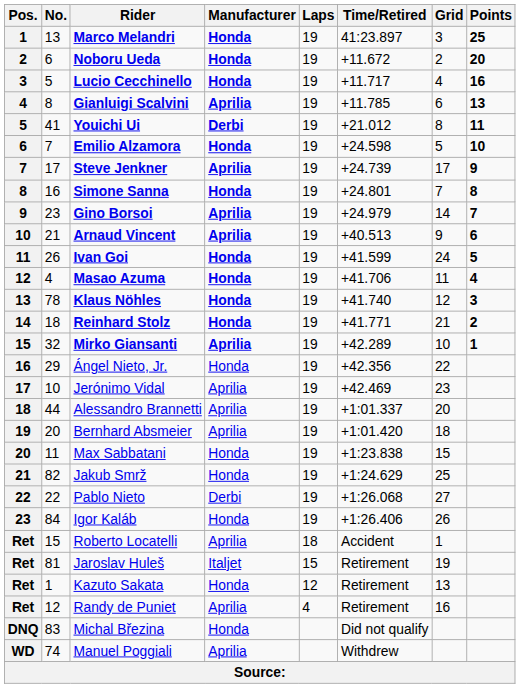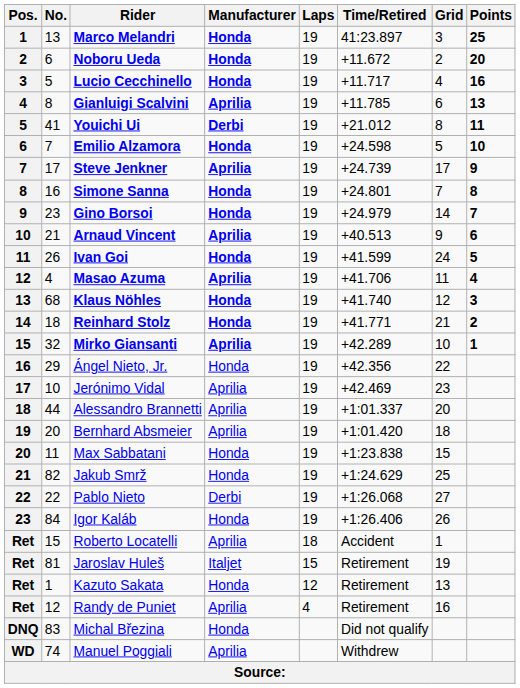(230, 213) Aprilia -> (230, 213) Honda
(230, 278) Honda -> (230, 278) Aprilia
(53, 300) 78 -> (53, 300) 68
